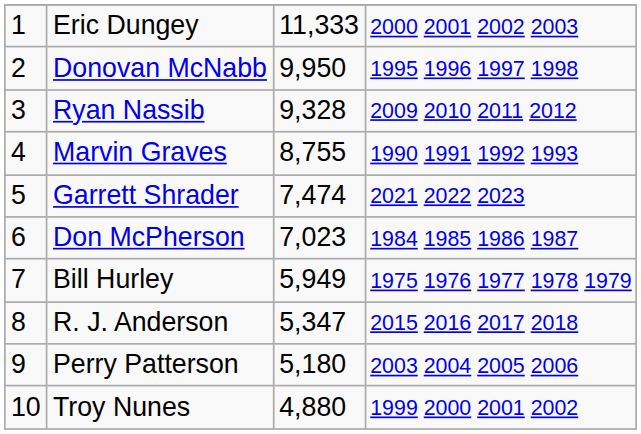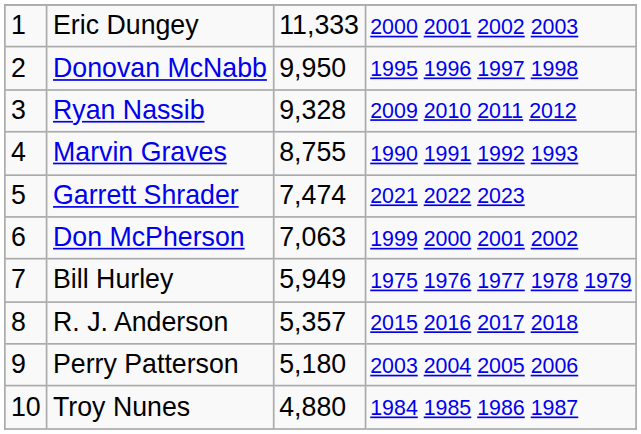(313, 237) 7,023 -> (313, 237) 7,063
(474, 238) 1984 1985 1986 1987 -> (474, 238) 1999 2000 2001 2002
(313, 322) 5,347 -> (313, 322) 5,357
(474, 407) 1999 2000 2001 2002 -> (474, 407) 1984 1985 1986 1987
